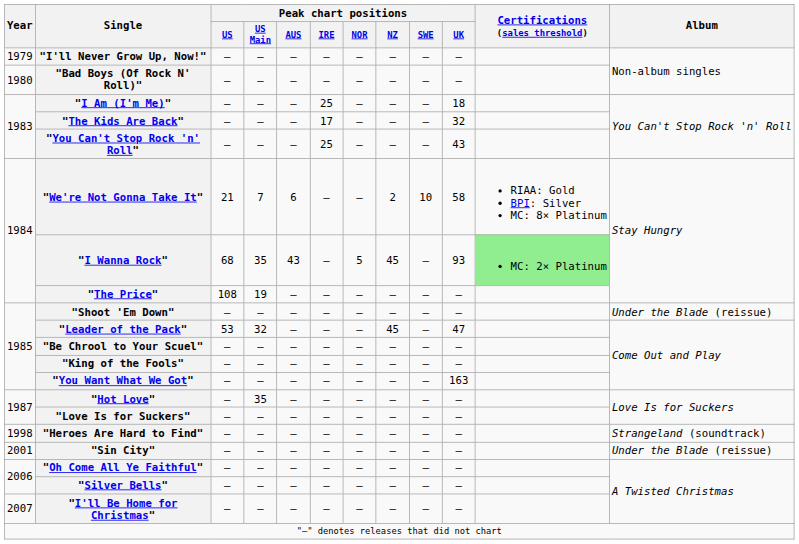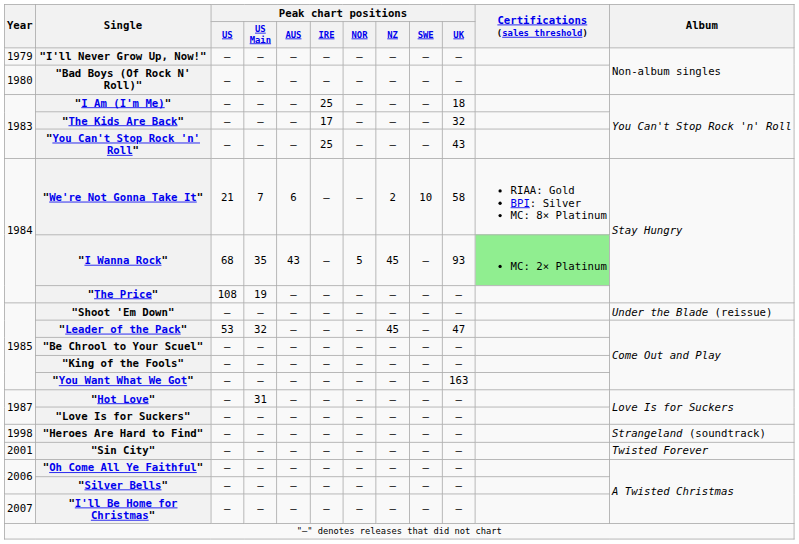(260, 398) 35 -> (260, 398) 31
(692, 451) Under the Blade (reissue) -> (660, 451) Twisted Forever
